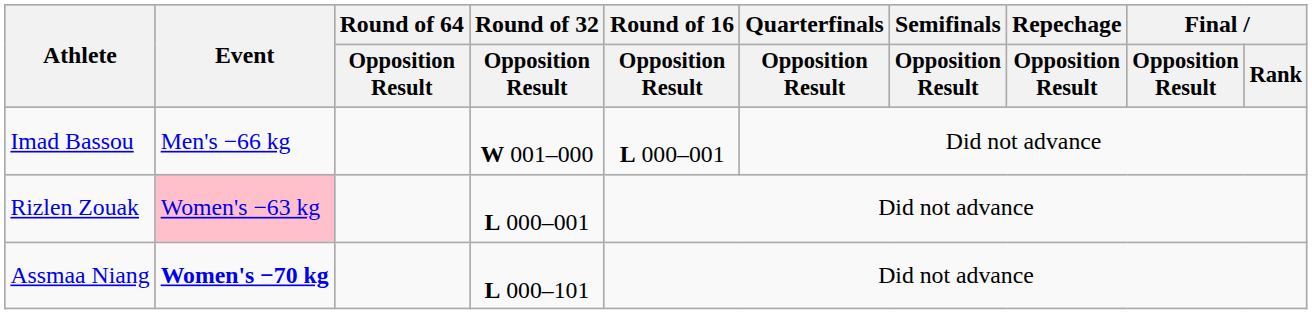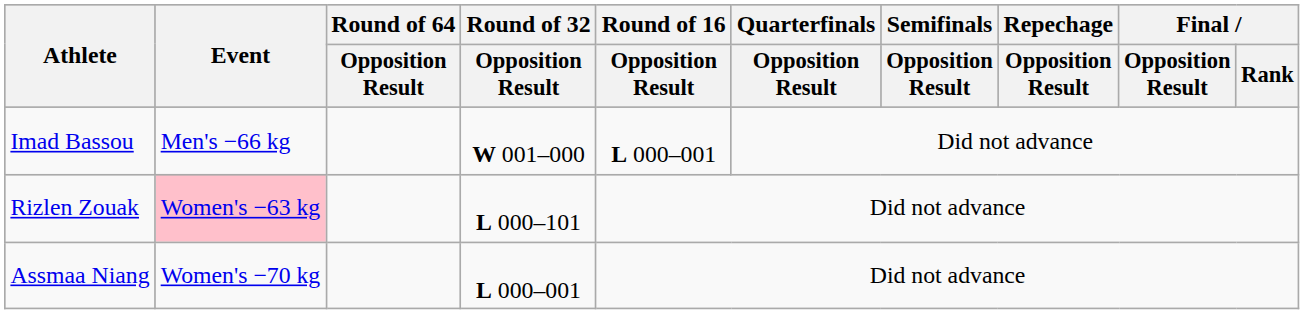(537, 222) L 000–001 -> (529, 222) L 000–101
(245, 275) bold -> (240, 275) normal
(537, 289) L 000–101 -> (529, 289) L 000–001
